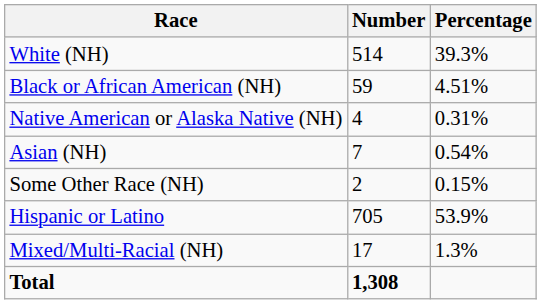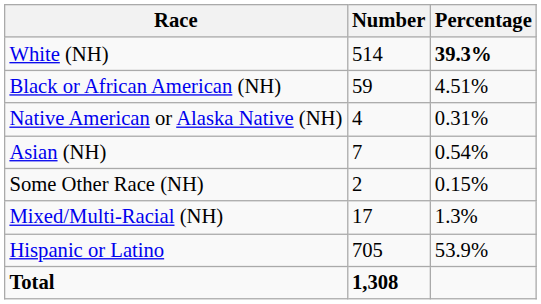(461, 53) normal -> (463, 53) bold
rows swapped: (116, 250) <-> (87, 217)
